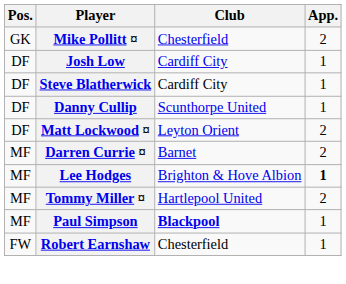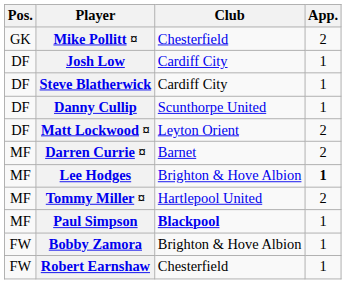+ row: (95, 244)
